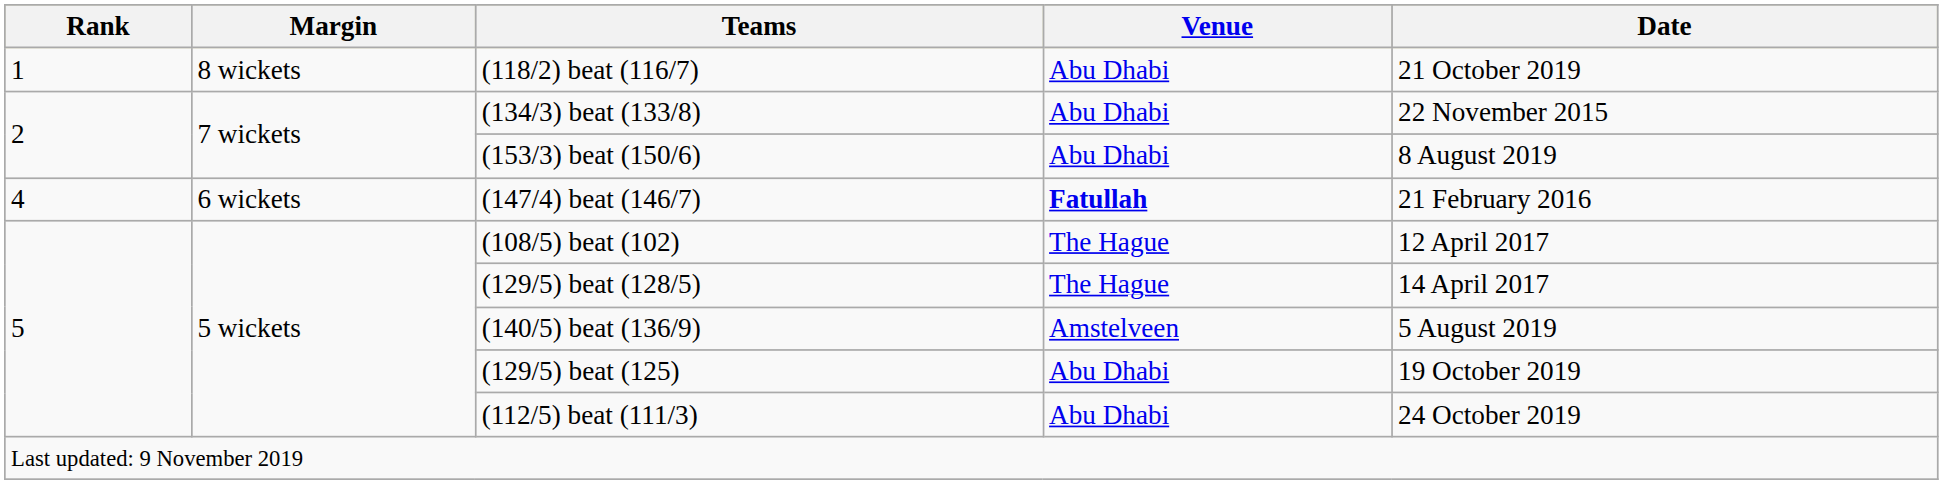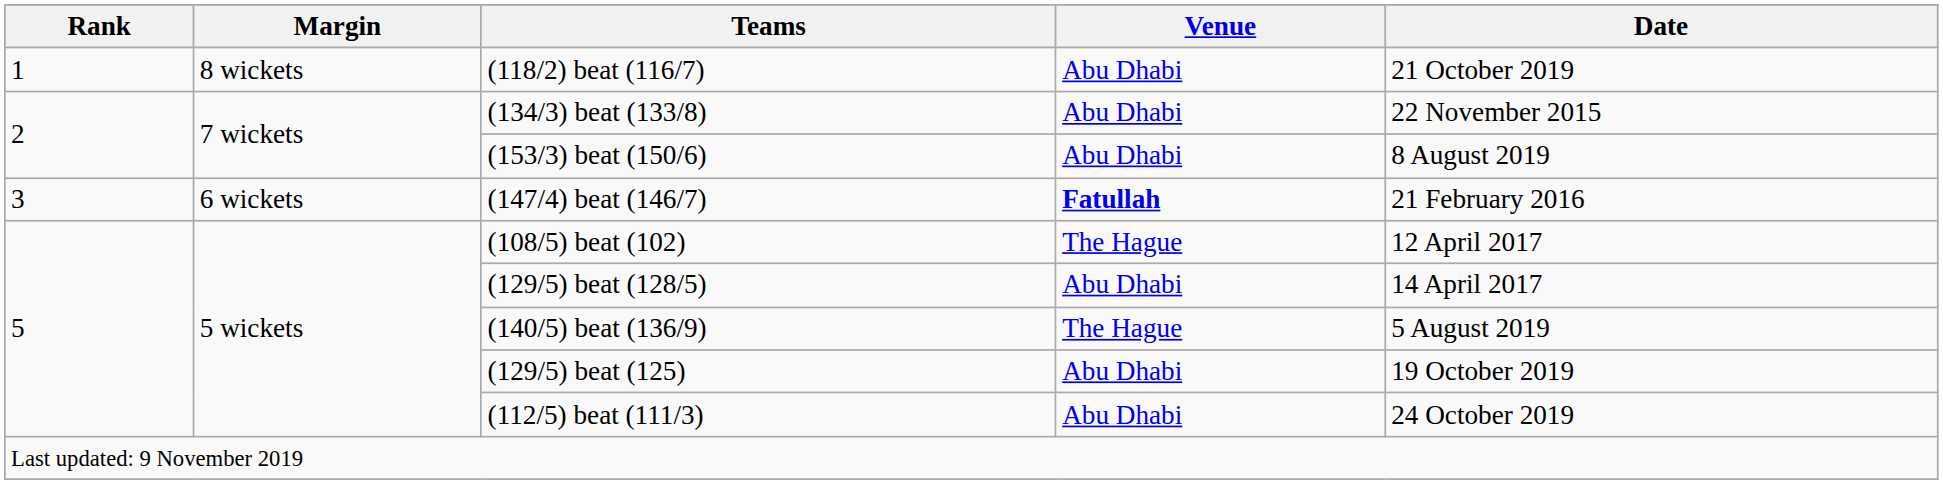(18, 198) 4 -> (18, 198) 3
(1109, 284) The Hague -> (1122, 284) Abu Dhabi
(1114, 328) Amstelveen -> (1122, 328) The Hague
